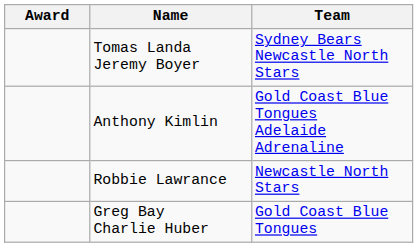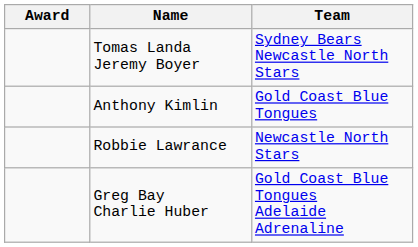(322, 124) Gold Coast Blue Tongues Adelaide Adrenaline -> (322, 107) Gold Coast Blue Tongues
(322, 222) Gold Coast Blue Tongues -> (322, 205) Gold Coast Blue Tongues Adelaide Adrenaline
